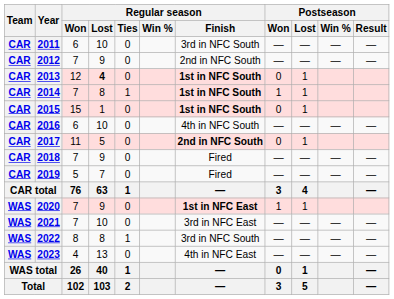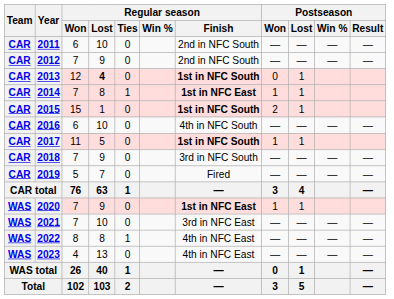(220, 45) 3rd in NFC South -> (218, 45) 2nd in NFC South
(220, 93) 1st in NFC South -> (219, 93) 1st in NFC East
(279, 109) 0 -> (275, 109) 2
(220, 142) 2nd in NFC South -> (219, 142) 1st in NFC South
(279, 142) 0 -> (275, 142) 1
(220, 158) Fired -> (219, 158) 3rd in NFC South
(220, 238) 3rd in NFC South -> (218, 238) 4th in NFC East
